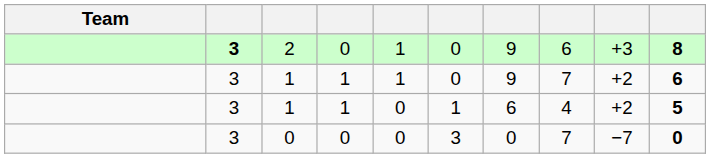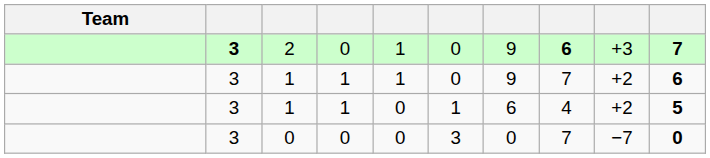(567, 49) normal -> (567, 49) bold
(677, 49) 8 -> (677, 49) 7
